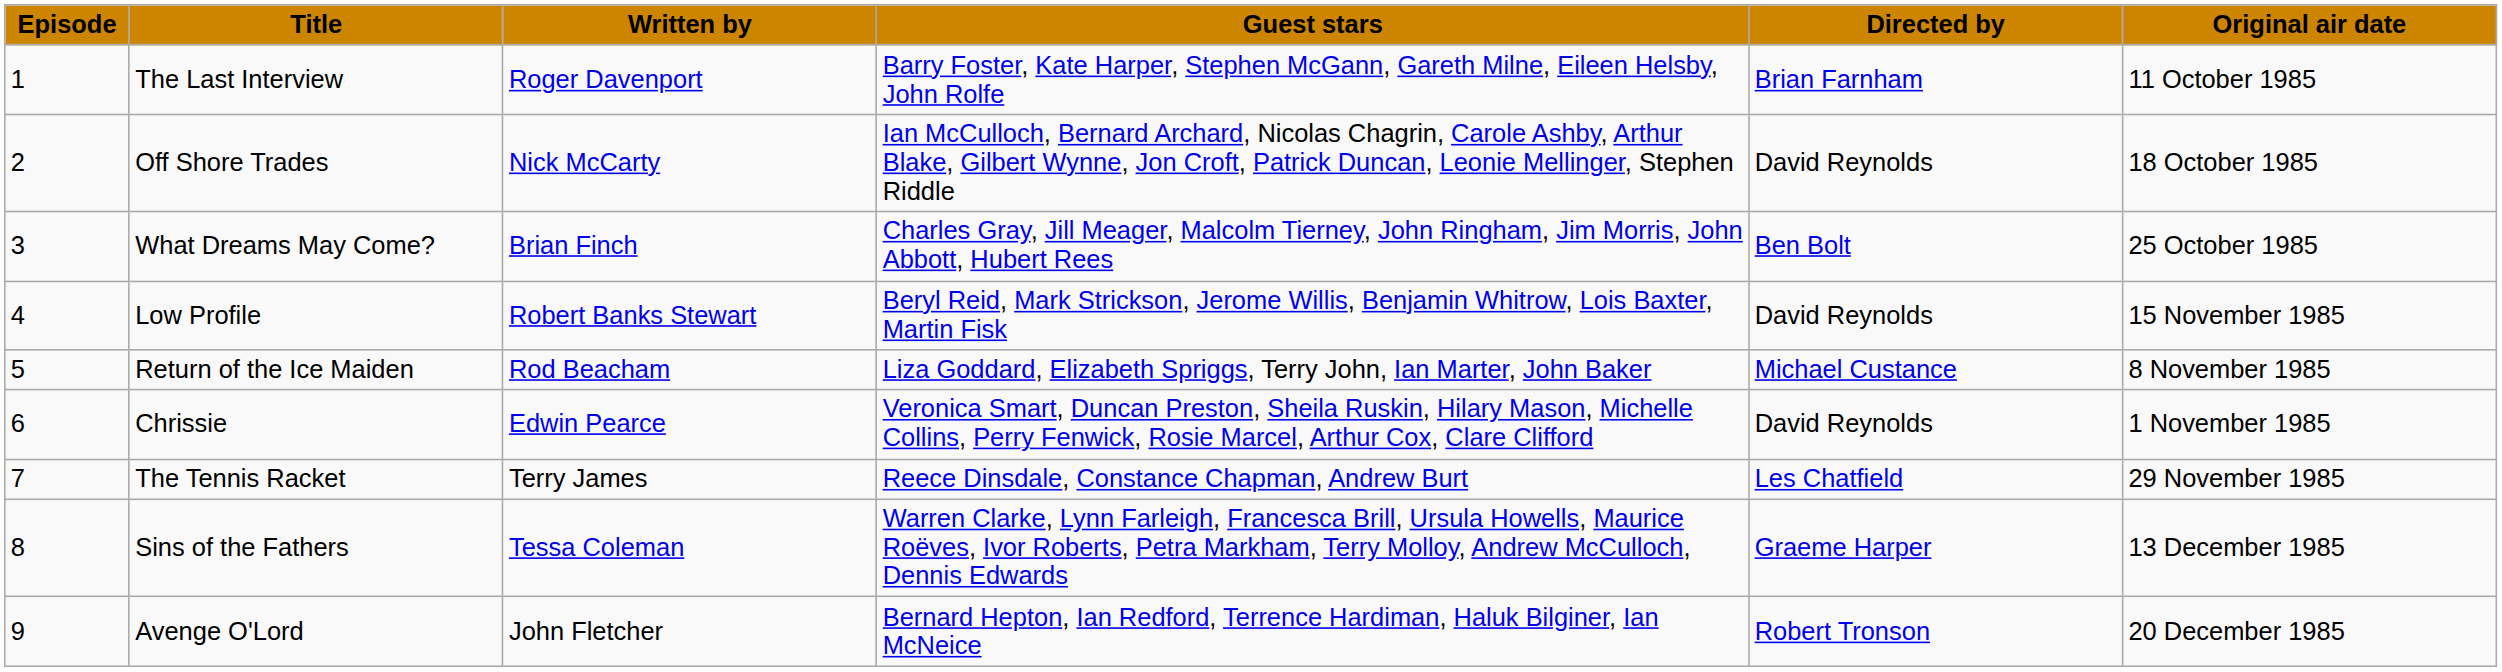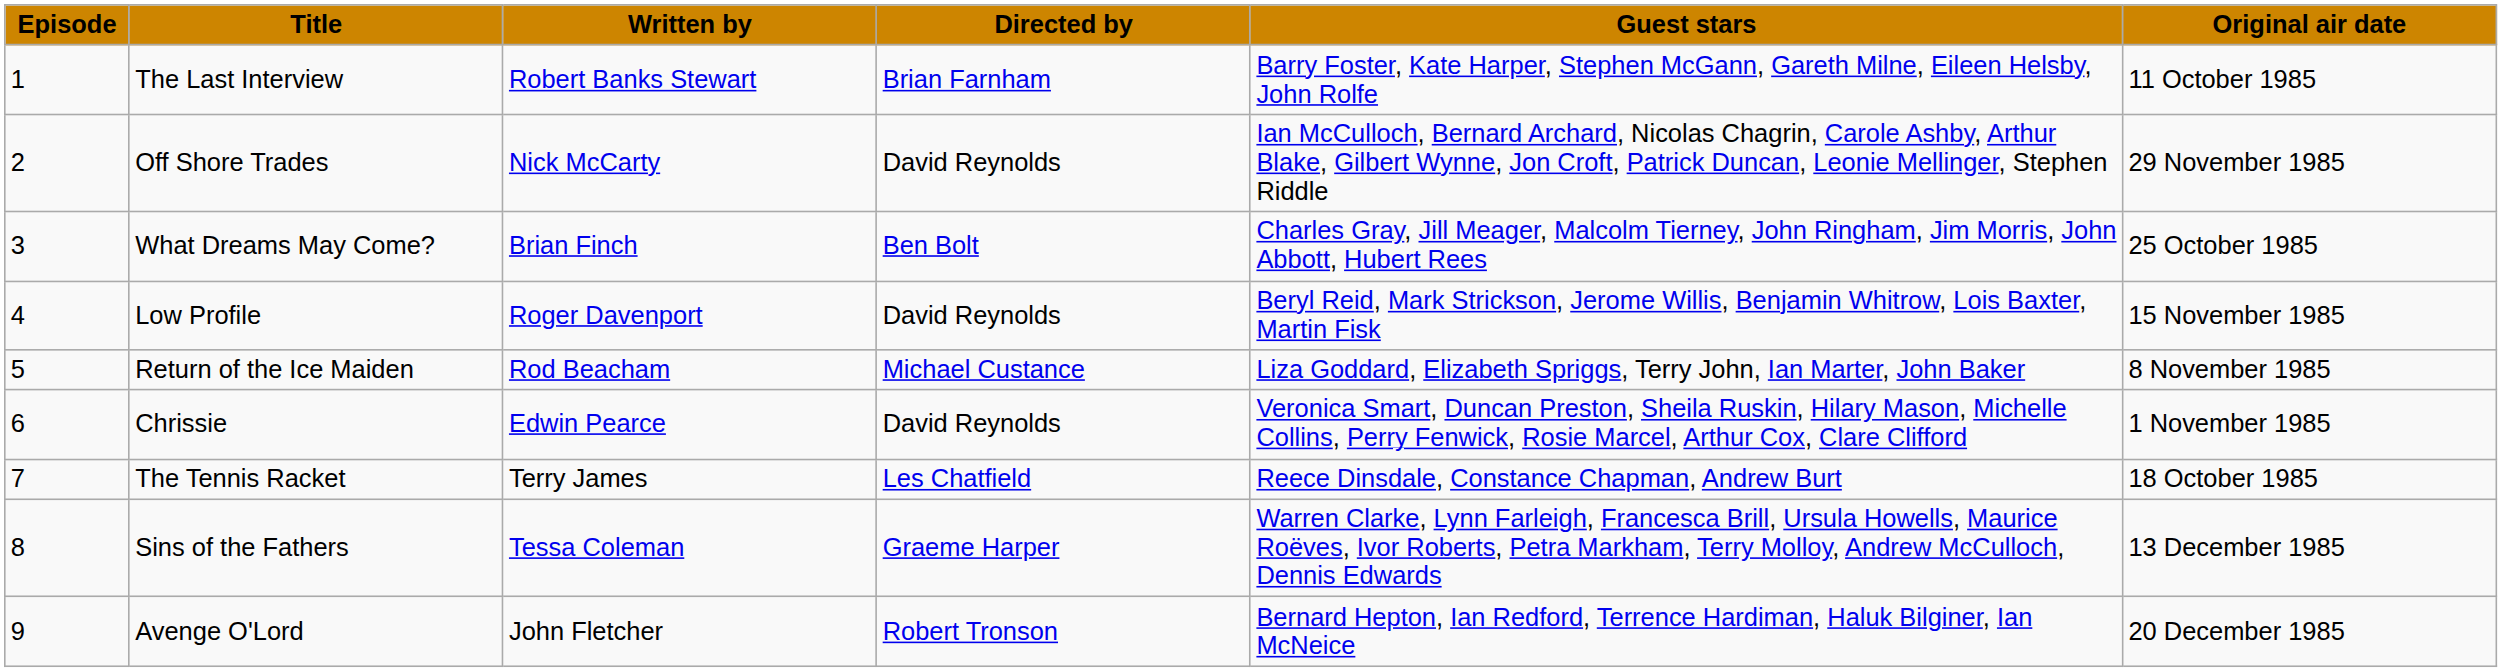columns swapped: (1936, 24) <-> (1313, 24)
(606, 79) Roger Davenport -> (633, 79) Robert Banks Stewart
(2223, 162) 18 October 1985 -> (2237, 162) 29 November 1985
(633, 314) Robert Banks Stewart -> (606, 314) Roger Davenport
(2237, 478) 29 November 1985 -> (2223, 478) 18 October 1985
